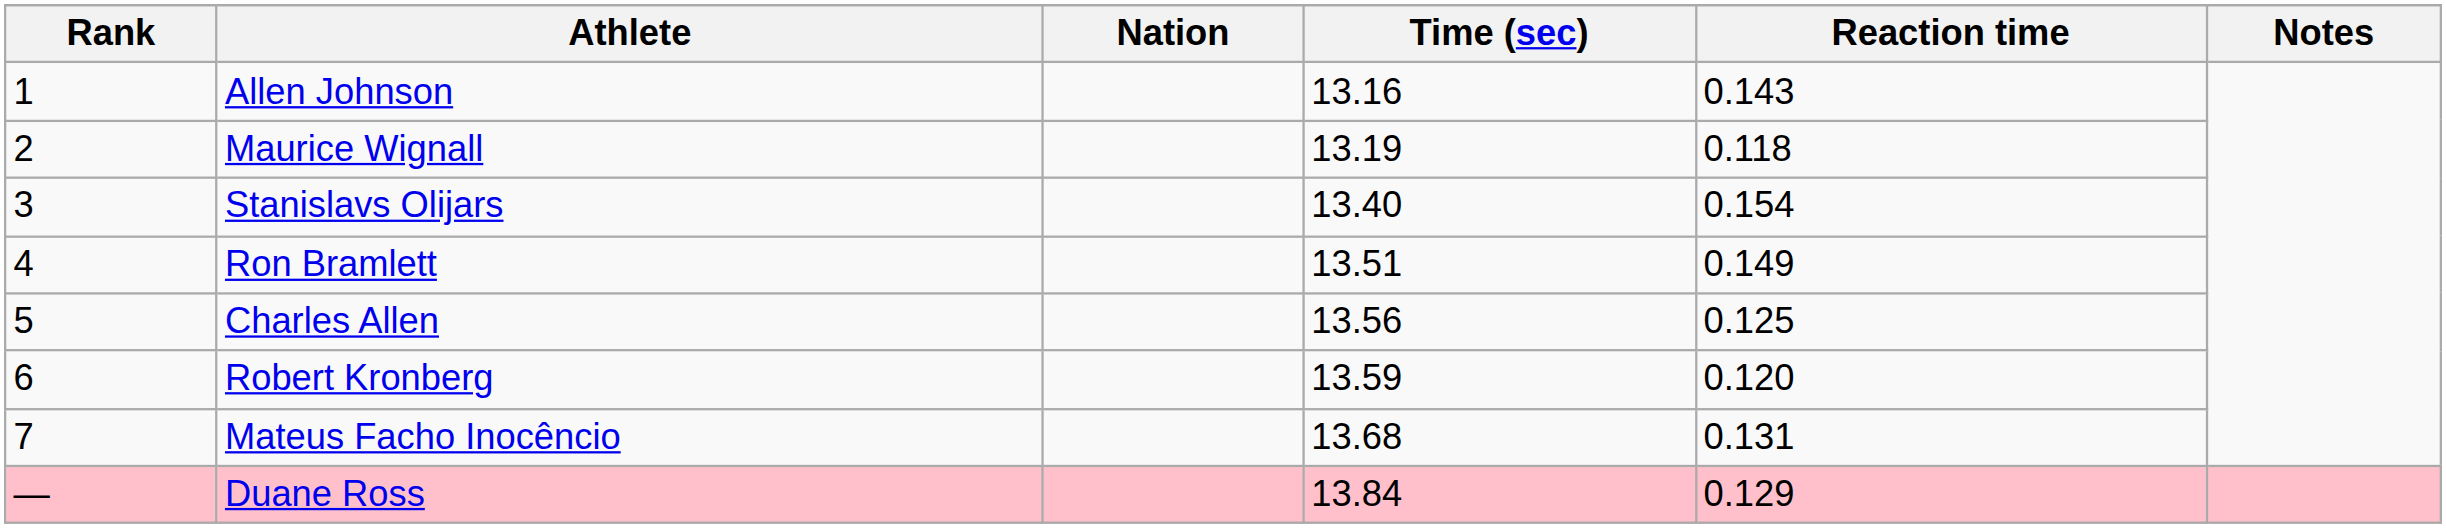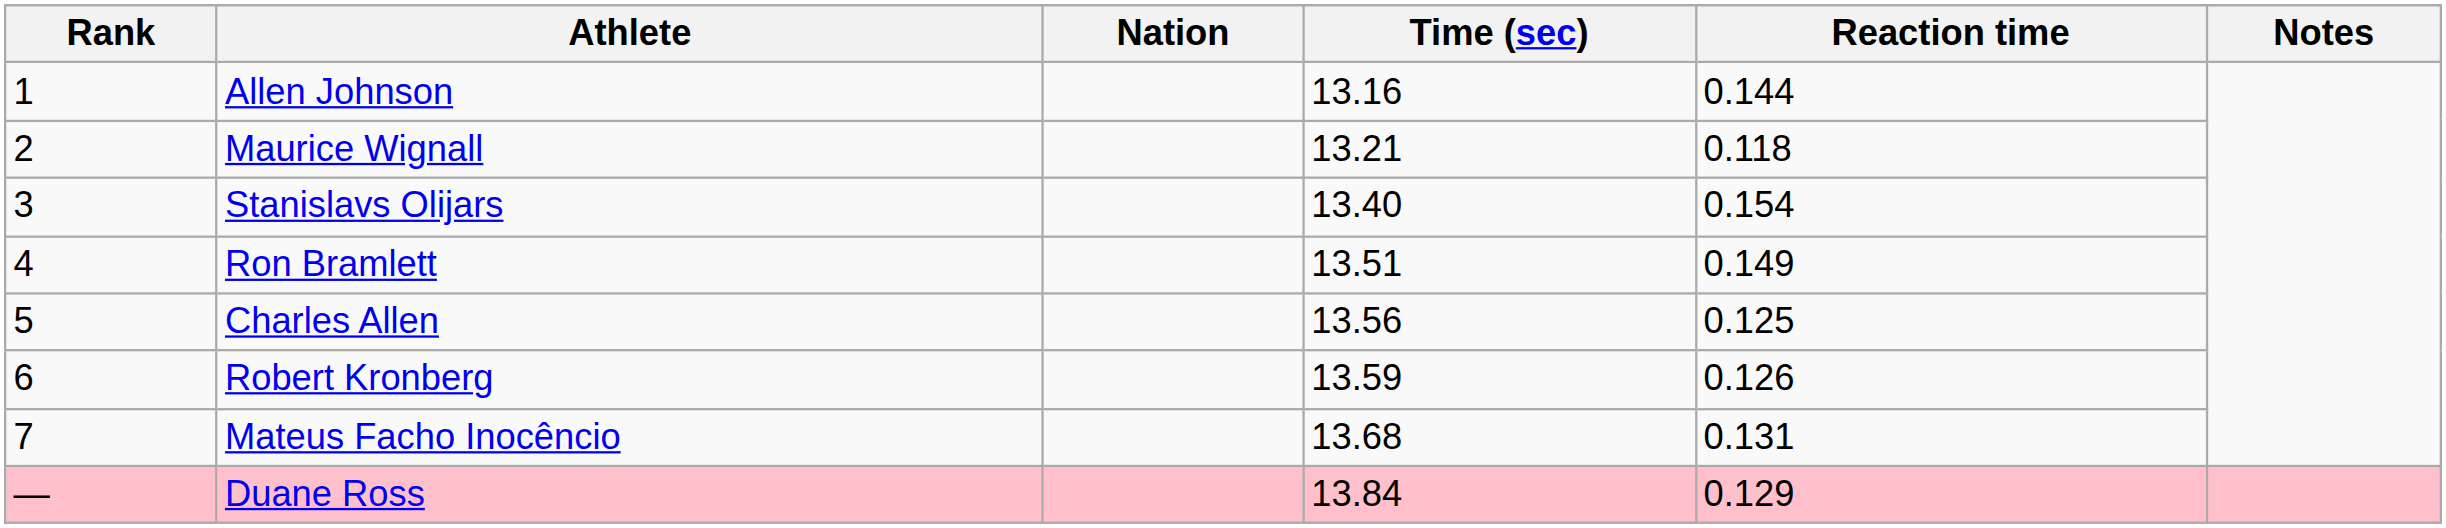(1749, 90) 0.143 -> (1749, 90) 0.144
(1357, 148) 13.19 -> (1357, 148) 13.21
(1749, 378) 0.120 -> (1749, 378) 0.126
